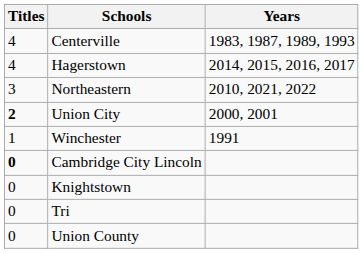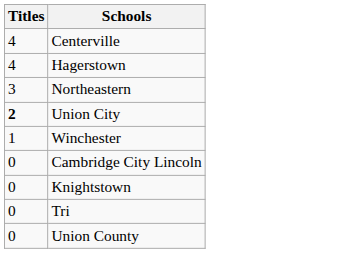- column: (282, 16)
(12, 162) bold -> (12, 162) normal
